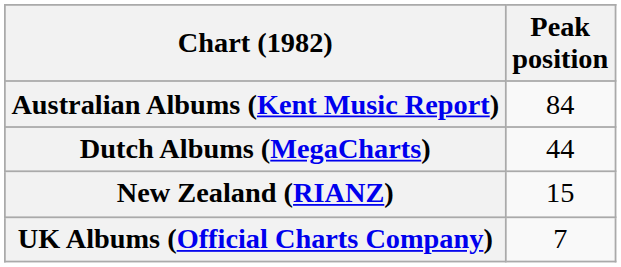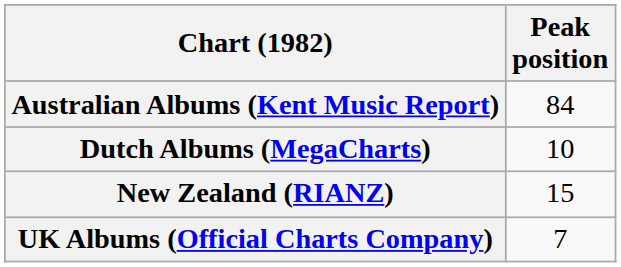(560, 148) 44 -> (560, 148) 10
